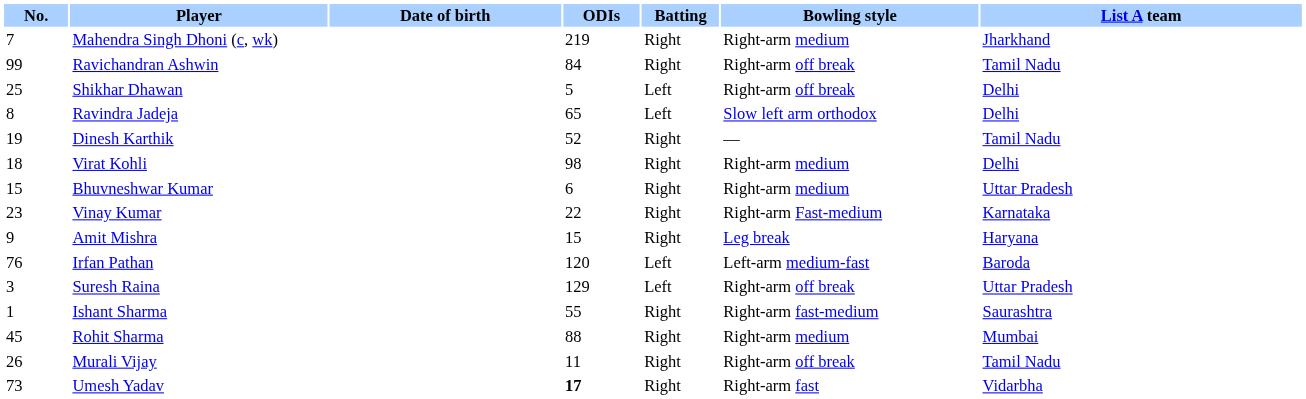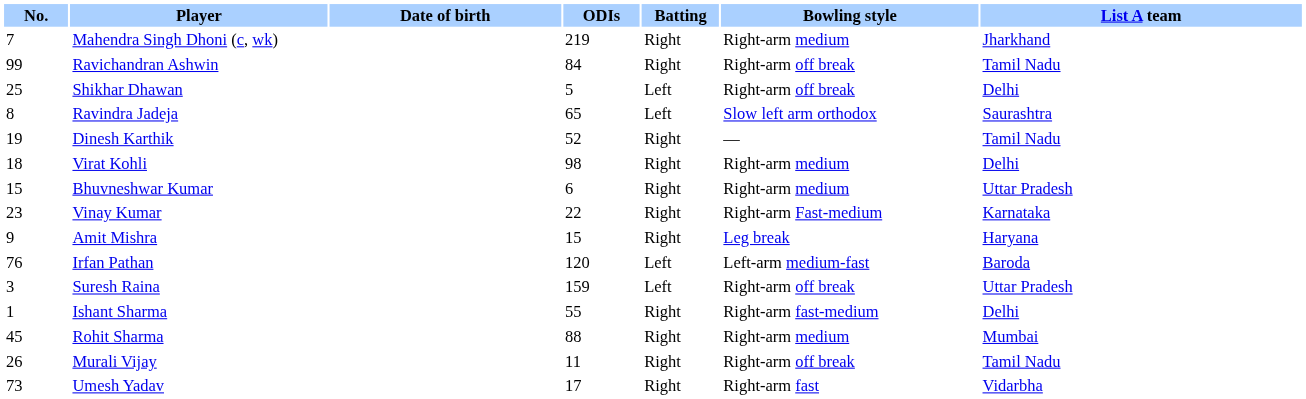(1001, 114) Delhi -> (1017, 114) Saurashtra
(577, 287) 129 -> (577, 287) 159
(1017, 312) Saurashtra -> (1001, 312) Delhi
(573, 386) bold -> (573, 386) normal
